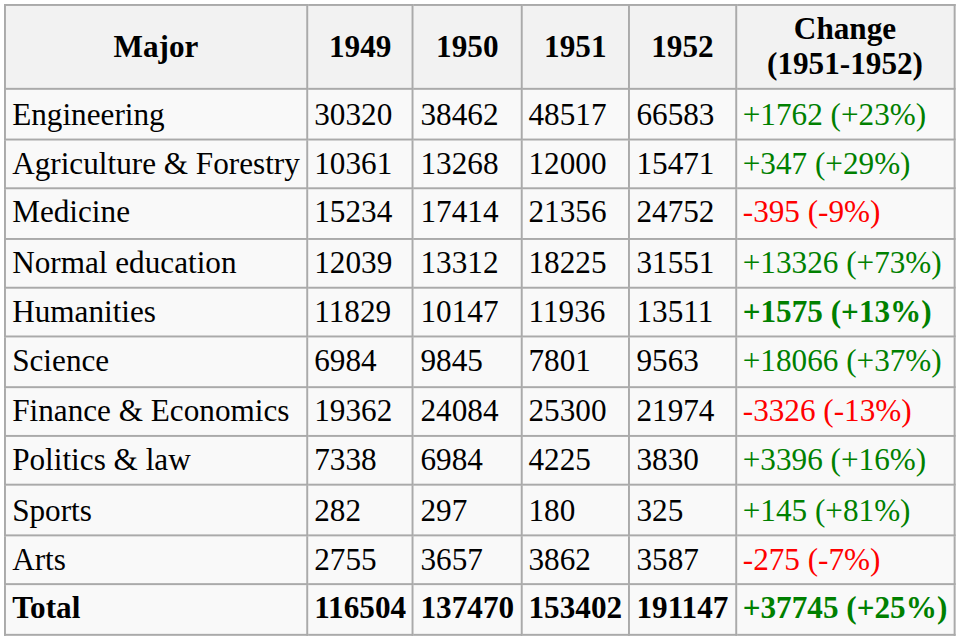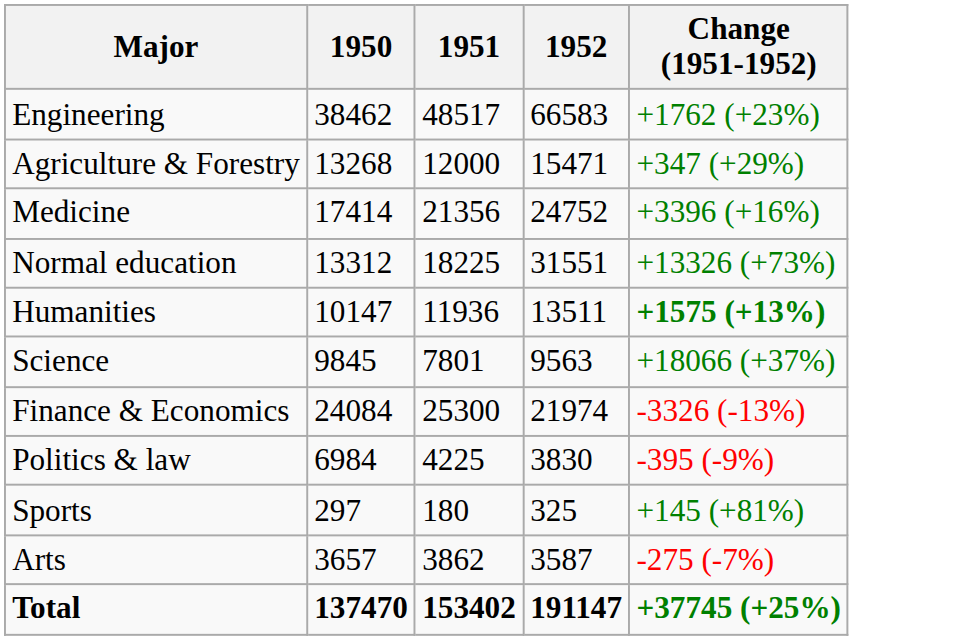- column: (360, 46)
(812, 212) -395 (-9%) -> (728, 212) +3396 (+16%)
(834, 460) +3396 (+16%) -> (705, 460) -395 (-9%)
